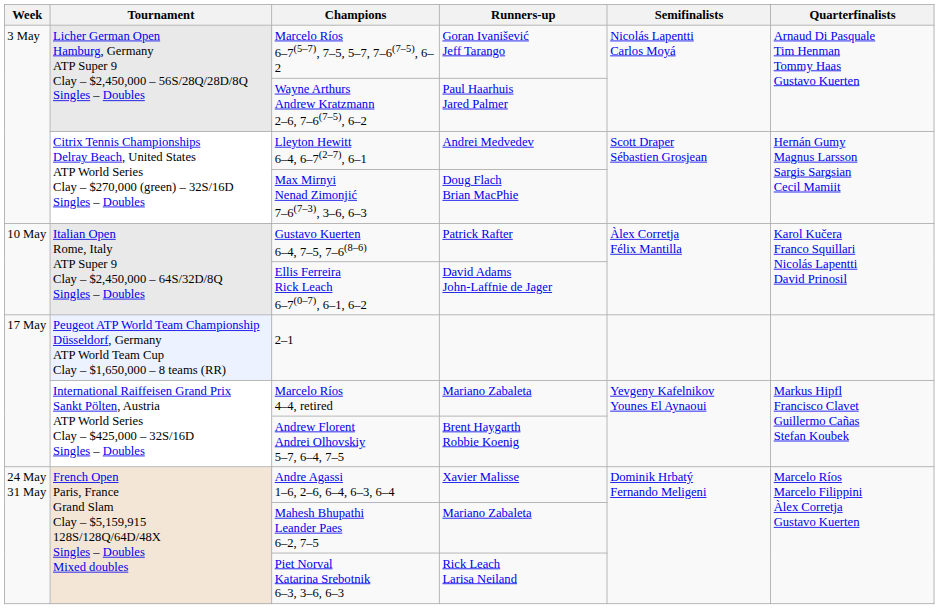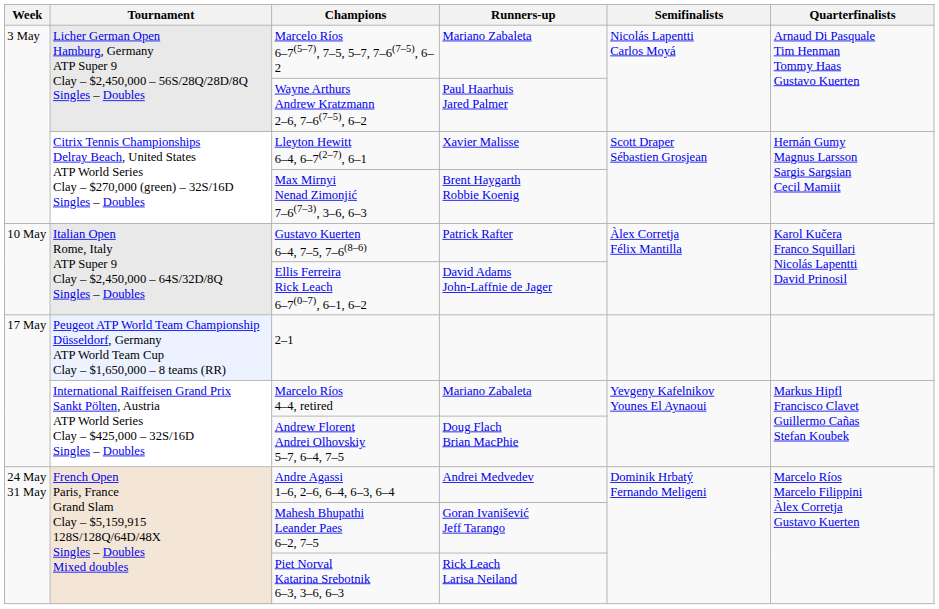(486, 43) Goran Ivanišević Jeff Tarango -> (487, 35) Mariano Zabaleta
(488, 142) Andrei Medvedev -> (481, 142) Xavier Malisse
(480, 188) Doug Flach Brian MacPhie -> (481, 188) Brent Haygarth Robbie Koenig
(481, 434) Brent Haygarth Robbie Koenig -> (480, 434) Doug Flach Brian MacPhie
(481, 477) Xavier Malisse -> (488, 477) Andrei Medvedev
(487, 513) Mariano Zabaleta -> (486, 520) Goran Ivanišević Jeff Tarango
